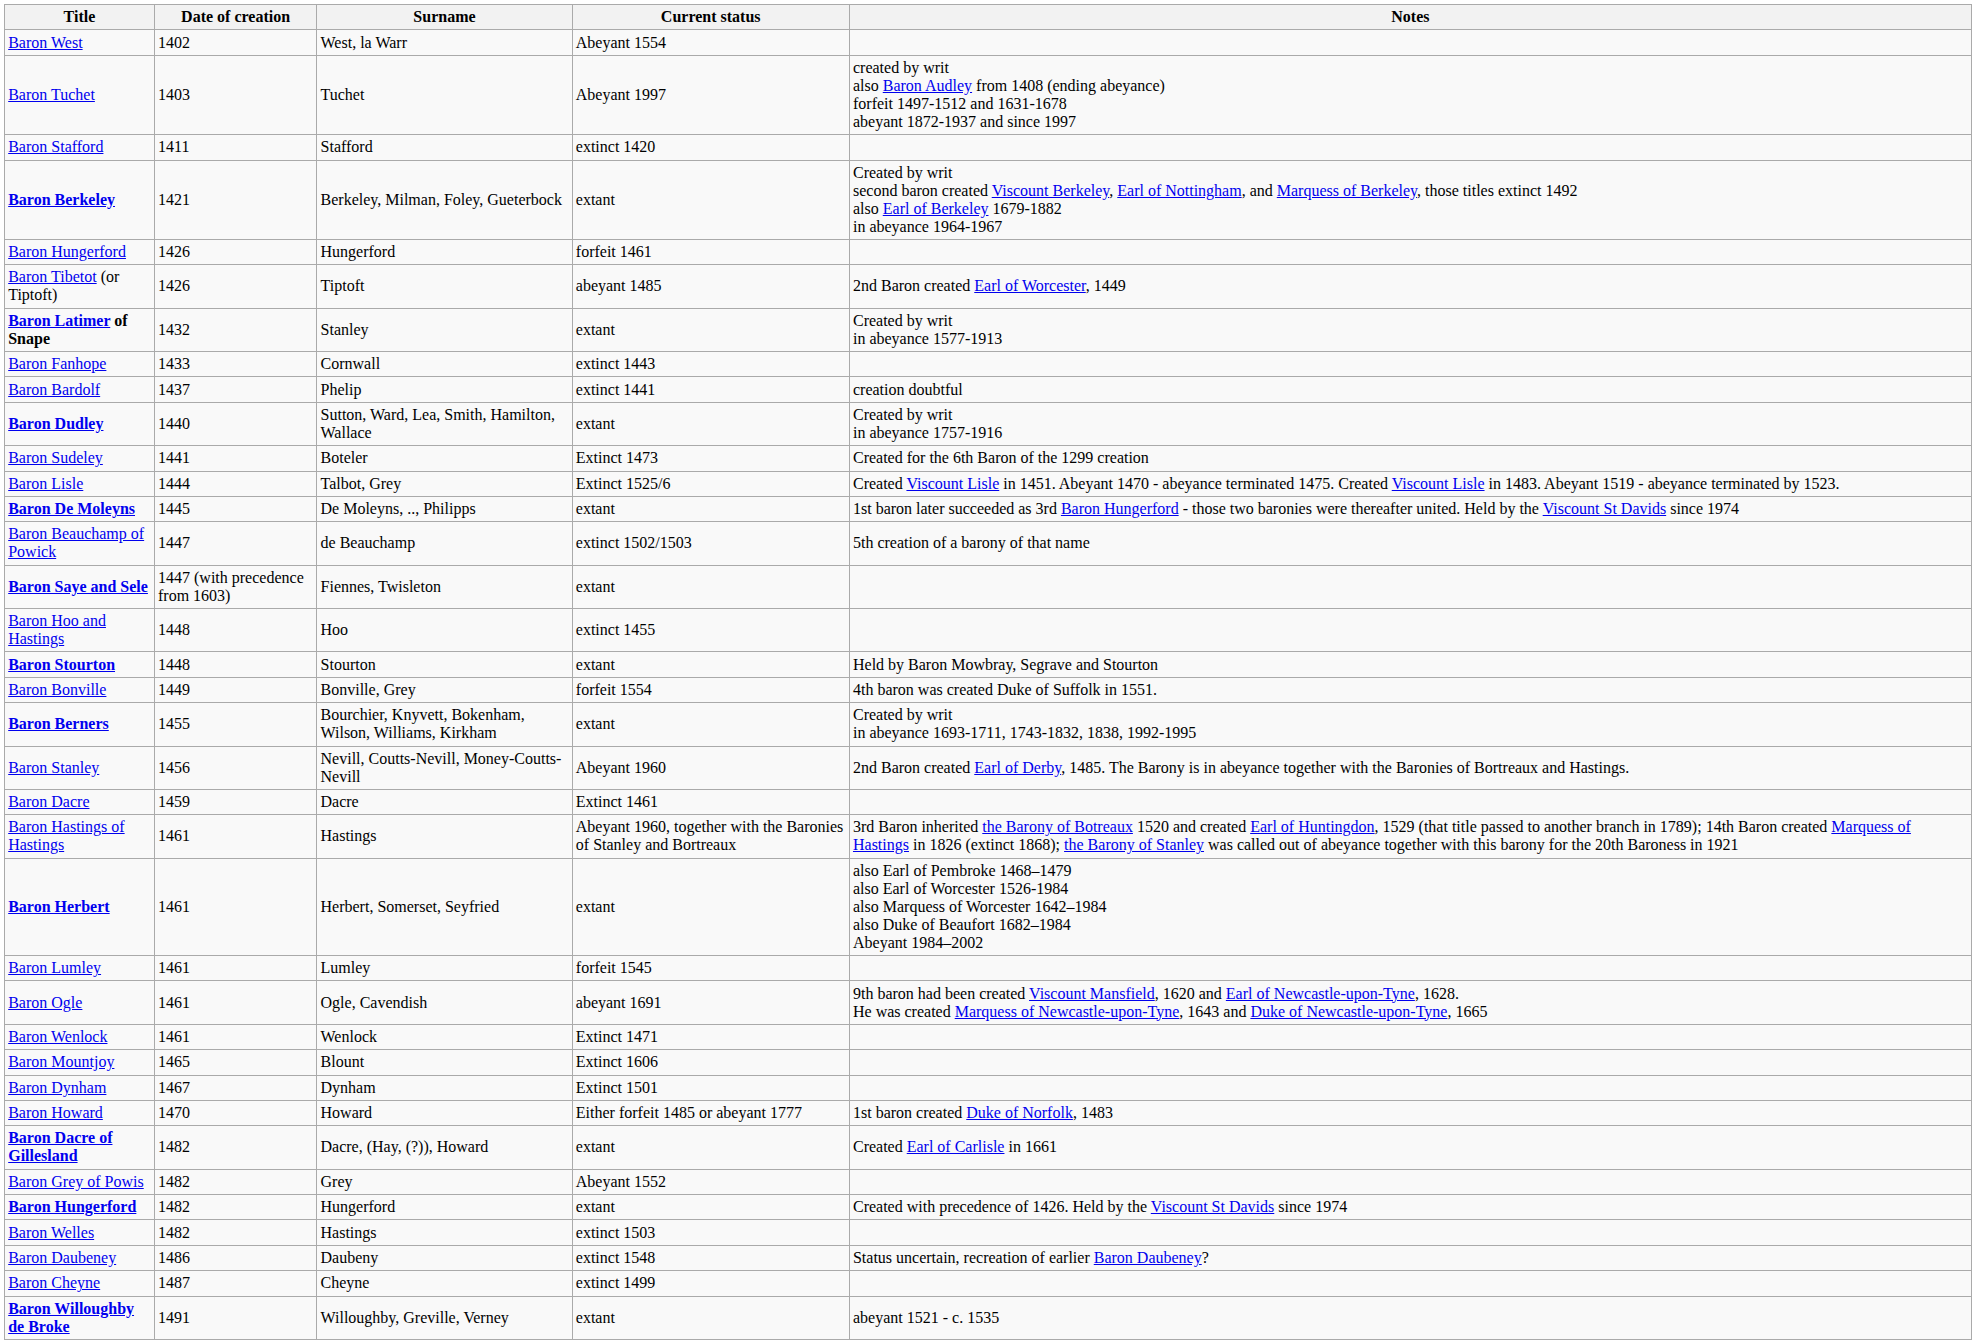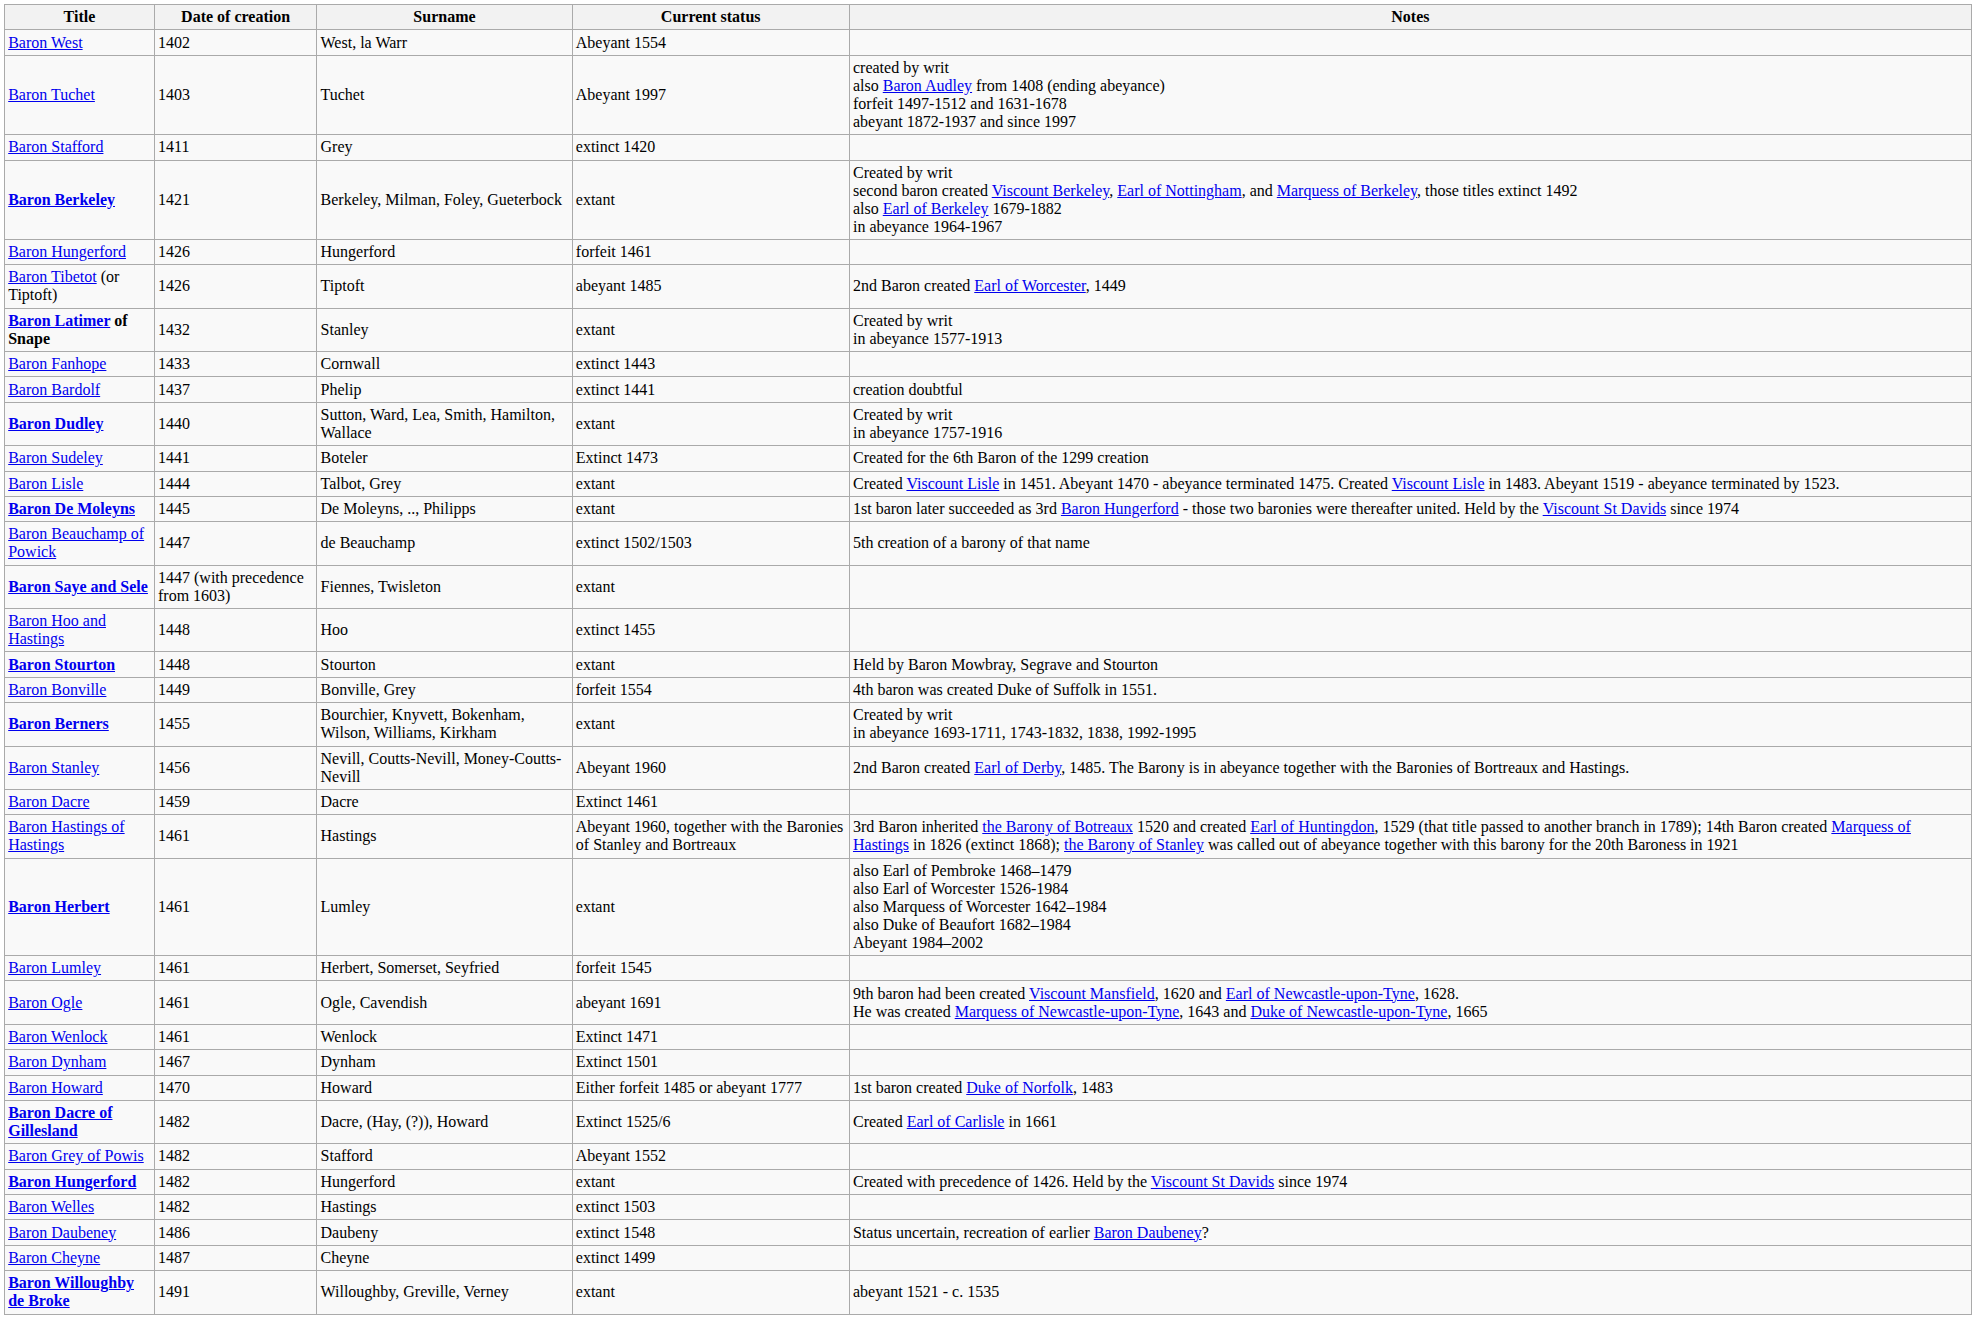(347, 147) Stafford -> (337, 147) Grey
(623, 483) Extinct 1525/6 -> (595, 483) extant
(410, 906) Herbert, Somerset, Seyfried -> (345, 906) Lumley
(345, 968) Lumley -> (410, 968) Herbert, Somerset, Seyfried
- row: (61, 1062)
(595, 1147) extant -> (623, 1122) Extinct 1525/6
(337, 1181) Grey -> (347, 1156) Stafford
